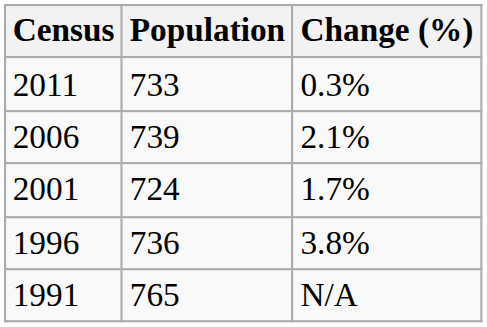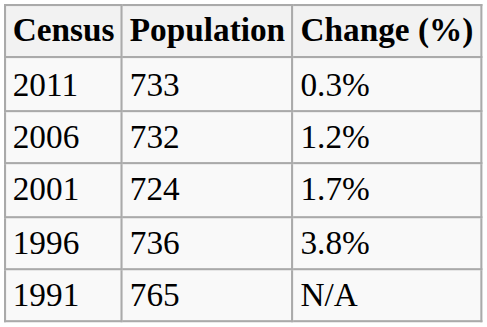(155, 136) 739 -> (155, 136) 732
(335, 136) 2.1% -> (335, 136) 1.2%
